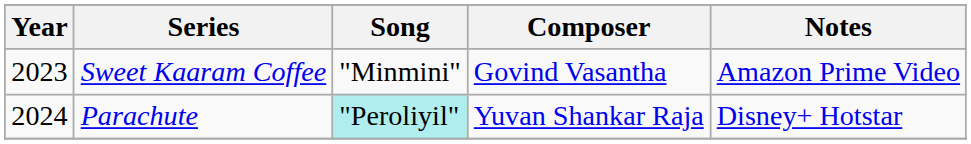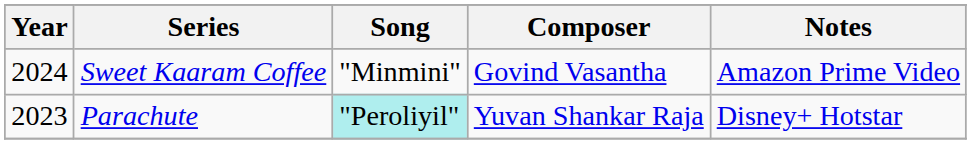(40, 71) 2023 -> (40, 71) 2024
(40, 116) 2024 -> (40, 116) 2023
